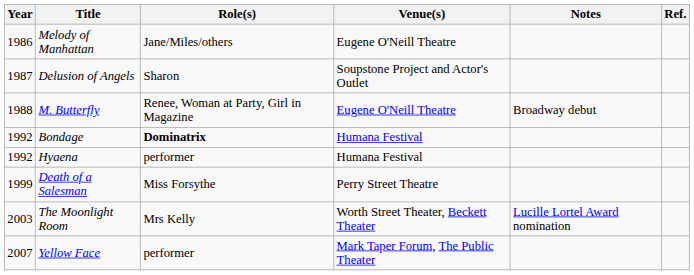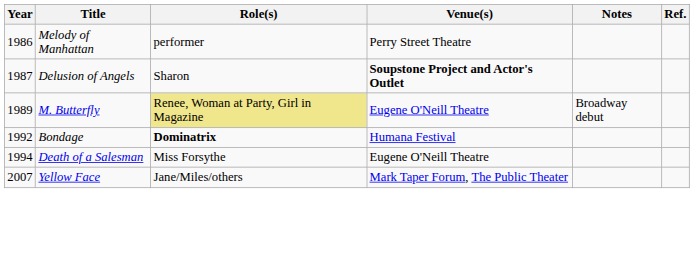(188, 41) Jane/Miles/others -> (179, 41) performer
(396, 41) Eugene O'Neill Theatre -> (420, 41) Perry Street Theatre
(412, 75) normal -> (451, 75) bold
(20, 110) 1988 -> (20, 110) 1989
(222, 110) no background -> (232, 110) khaki background
- row: (58, 157)
(20, 184) 1999 -> (20, 157) 1994
(387, 184) Perry Street Theatre -> (429, 157) Eugene O'Neill Theatre
- row: (76, 218)
(169, 253) performer -> (198, 177) Jane/Miles/others
